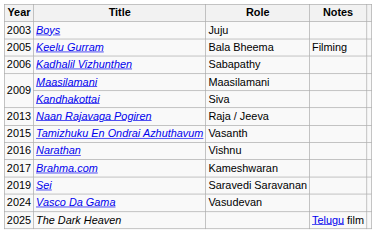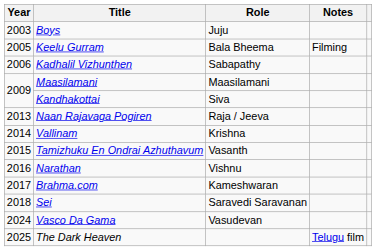+ row: (57, 133)
(19, 185) 2019 -> (19, 202) 2018
